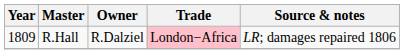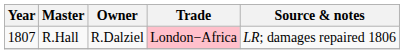(22, 37) 1809 -> (22, 37) 1807
